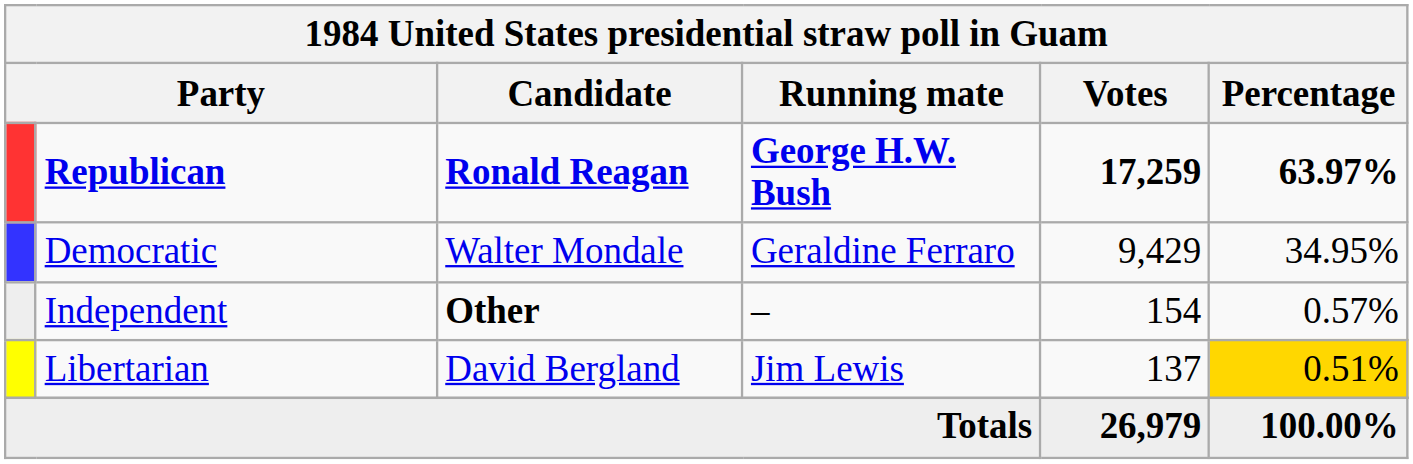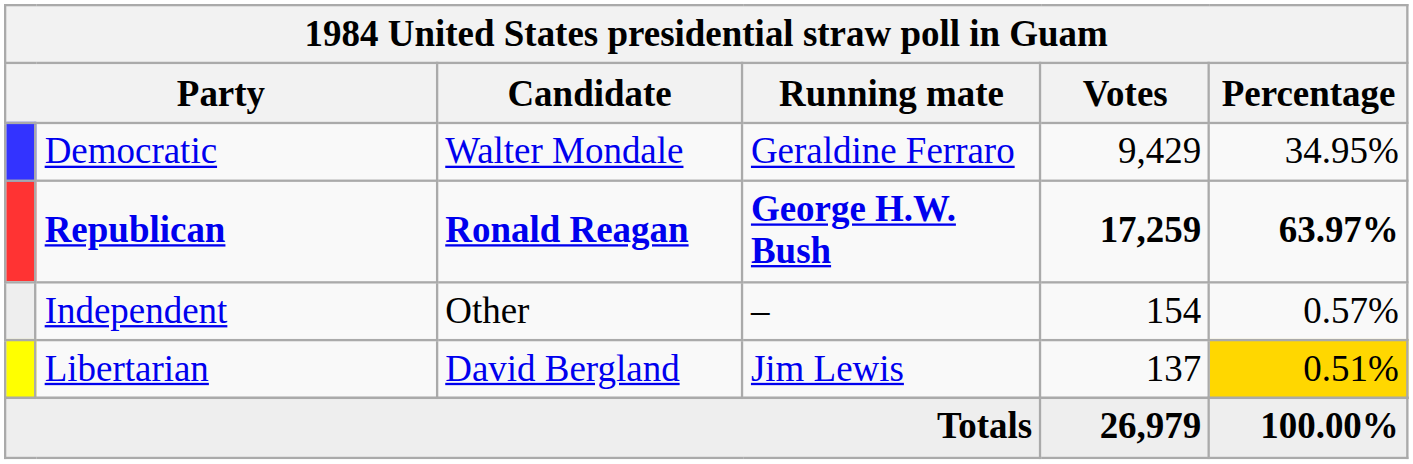rows swapped: (135, 171) <-> (131, 251)
(492, 309) bold -> (487, 309) normal
